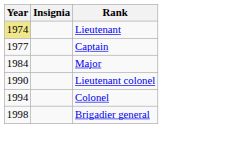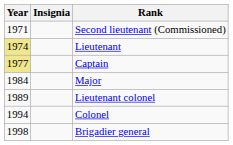+ row: (150, 30)
(18, 47) no background -> (18, 64) khaki background
(18, 81) 1990 -> (18, 98) 1989
